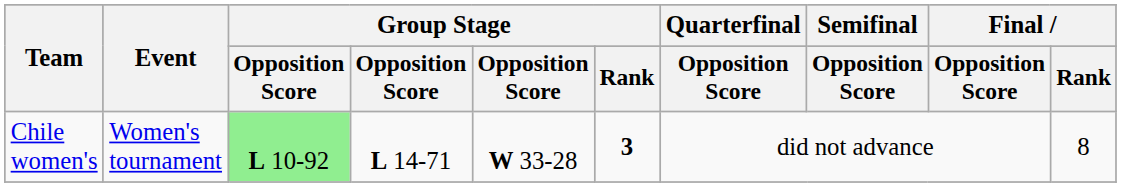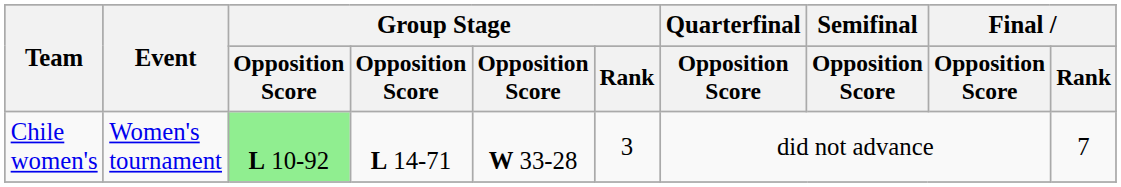(627, 146) bold -> (627, 146) normal
(1084, 146) 8 -> (1084, 146) 7
